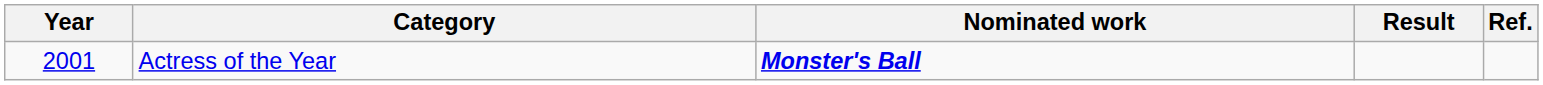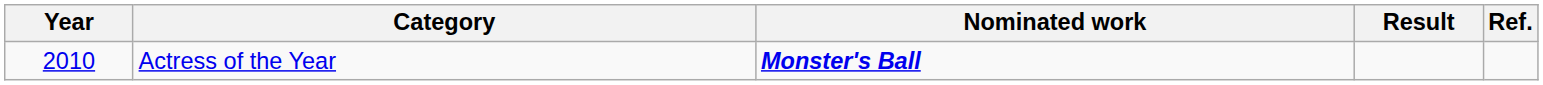(69, 60) 2001 -> (69, 60) 2010
